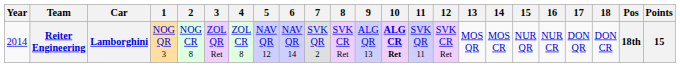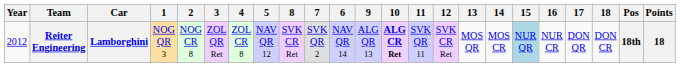columns swapped: (292, 13) <-> (343, 13)
(17, 42) 2014 -> (17, 42) 2012
(526, 42) no background -> (526, 42) lightblue background
(659, 42) 15 -> (659, 42) 18
